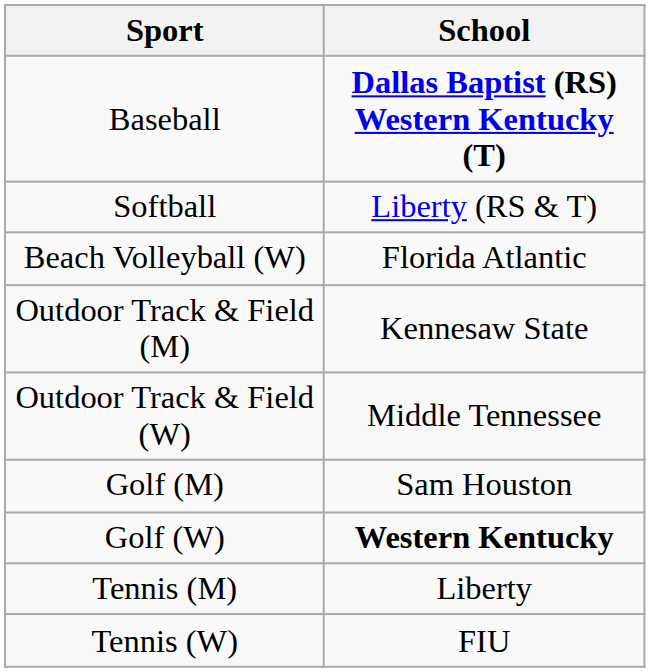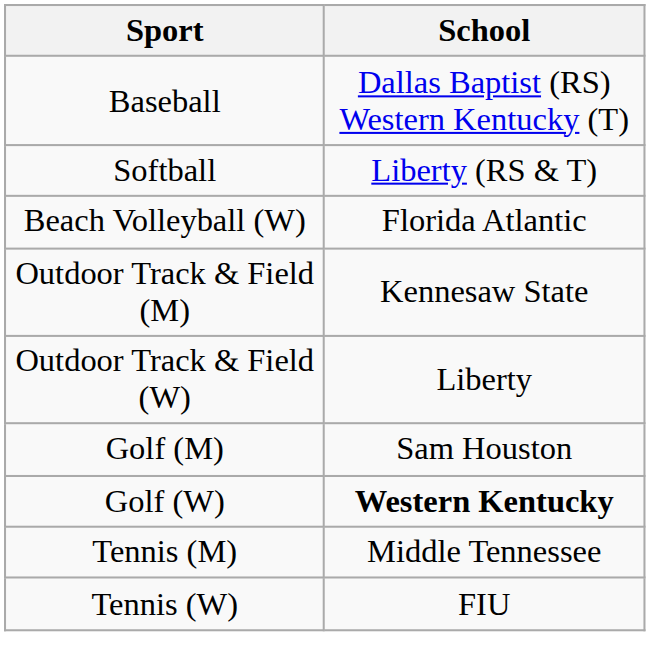(484, 118) bold -> (484, 100) normal
(484, 415) Middle Tennessee -> (484, 379) Liberty
(484, 588) Liberty -> (484, 551) Middle Tennessee
